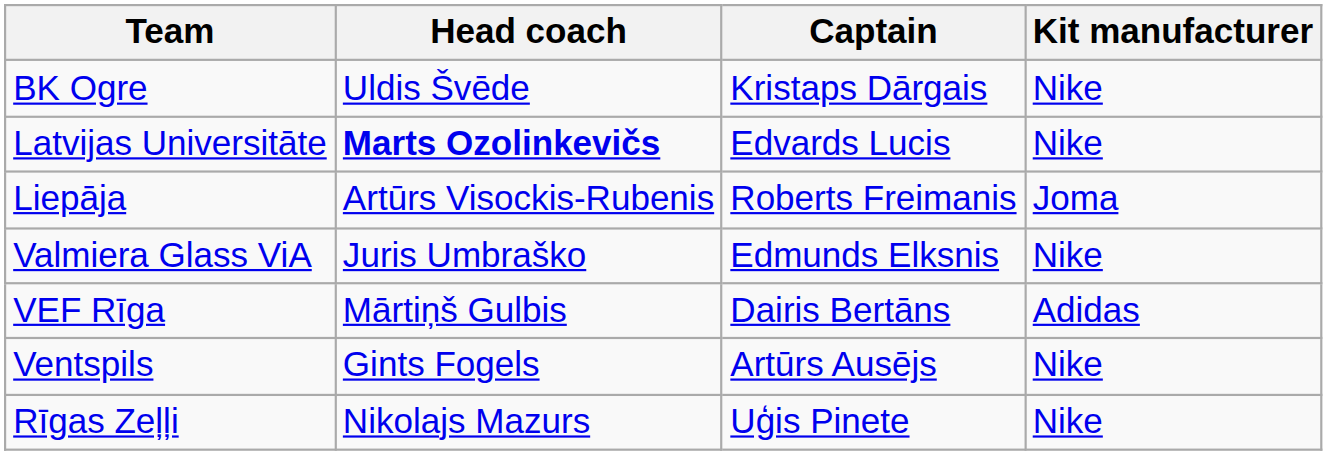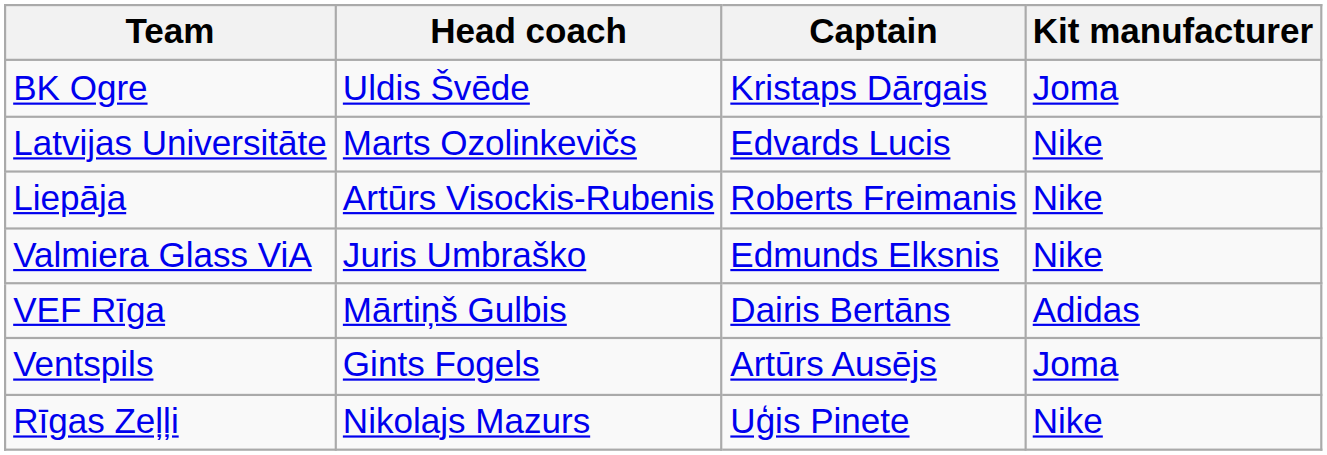(1068, 87) Nike -> (1076, 87) Joma
(502, 143) bold -> (490, 143) normal
(1076, 198) Joma -> (1068, 198) Nike
(1068, 365) Nike -> (1076, 365) Joma
